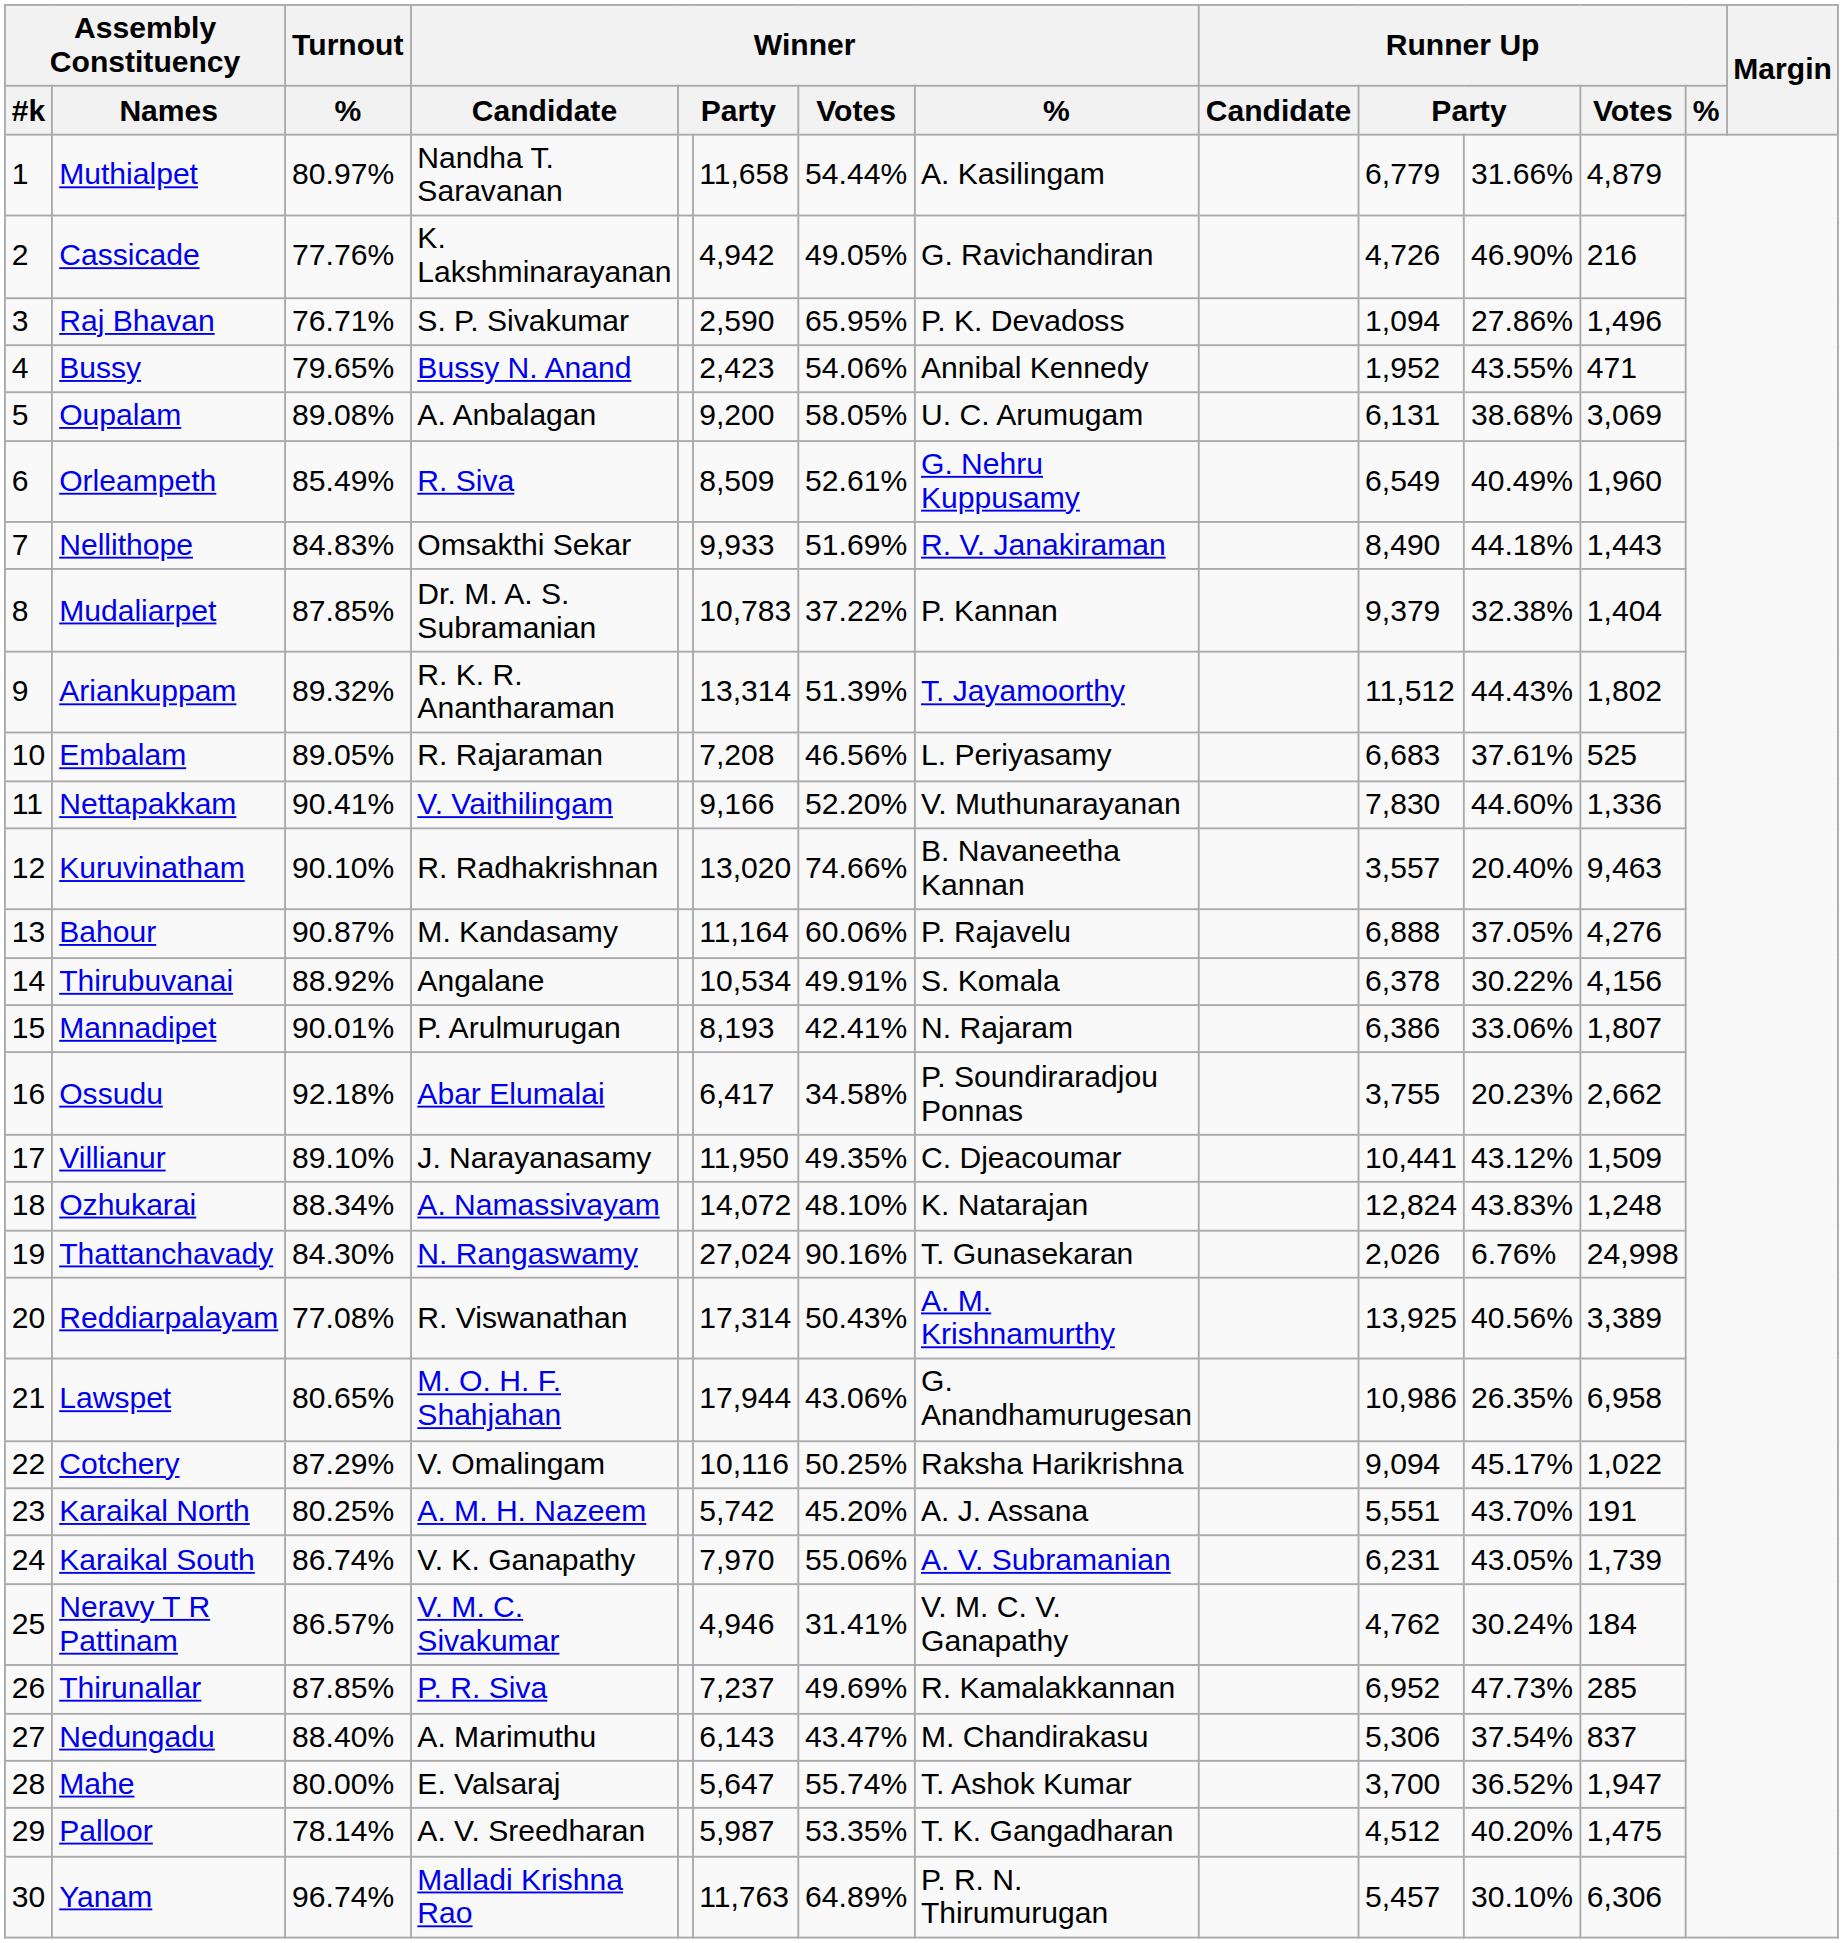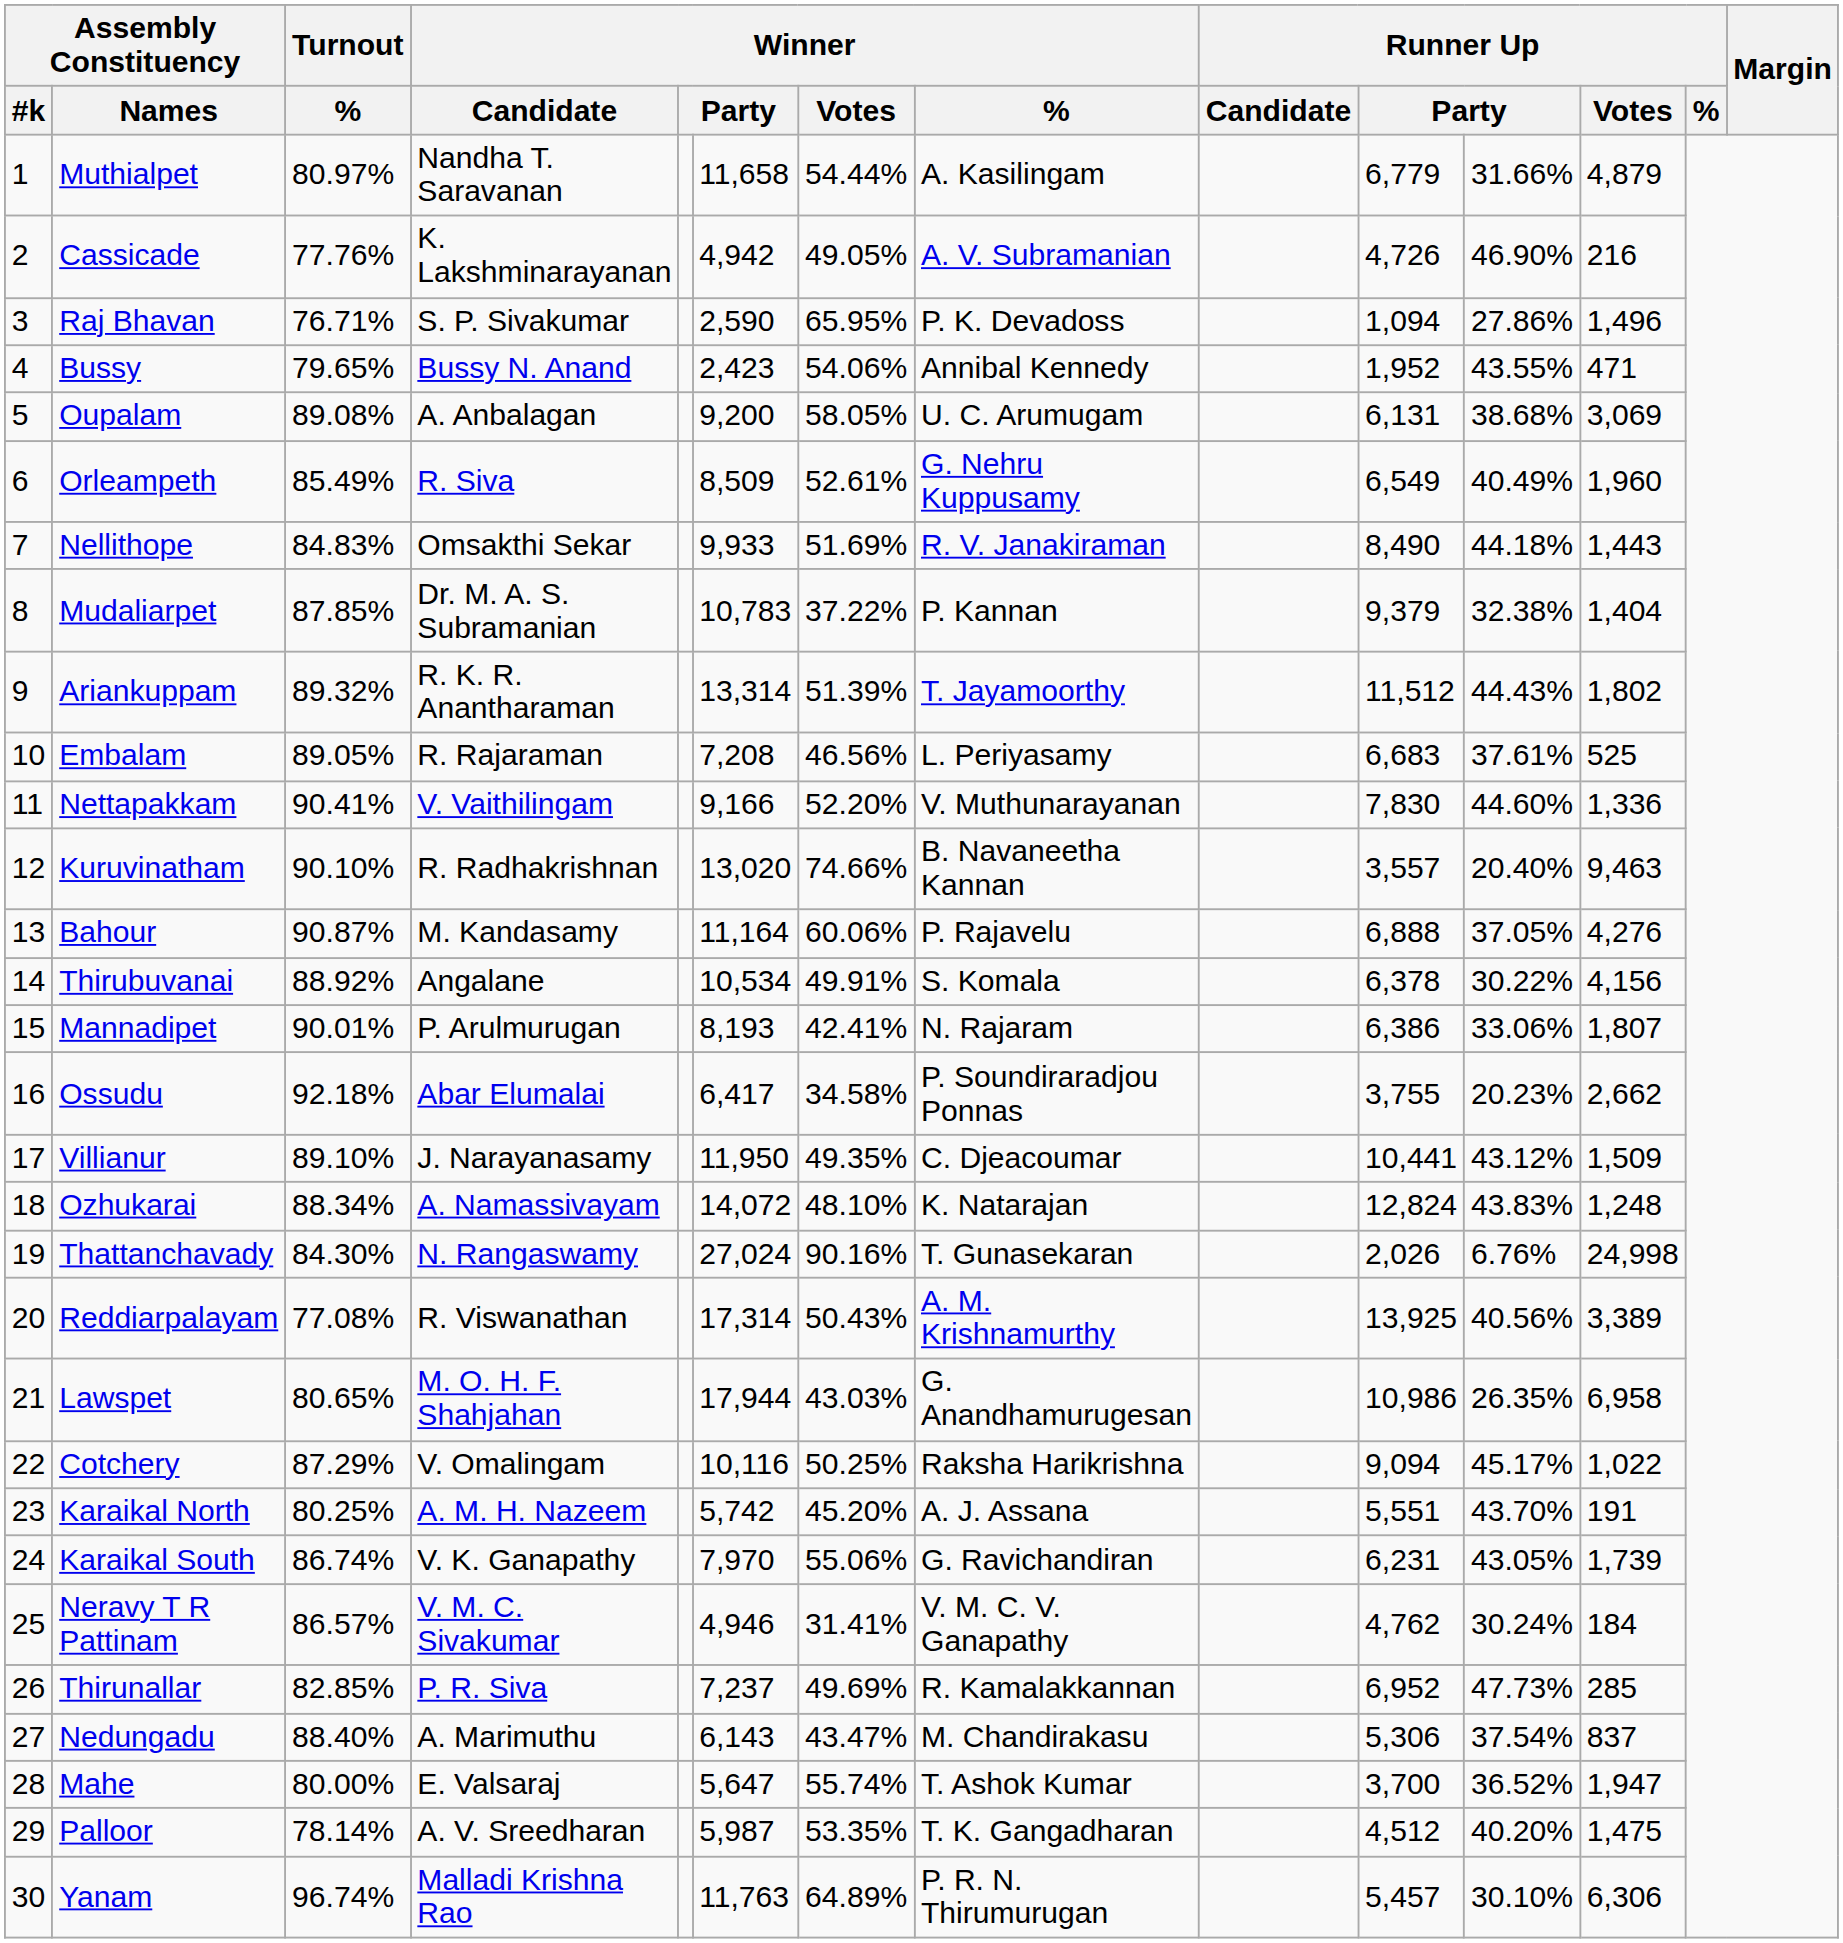(1037, 256) G. Ravichandiran -> (1046, 256) A. V. Subramanian
(856, 1399) 43.06% -> (856, 1399) 43.03%
(1046, 1559) A. V. Subramanian -> (1037, 1559) G. Ravichandiran
(343, 1688) 87.85% -> (343, 1688) 82.85%
